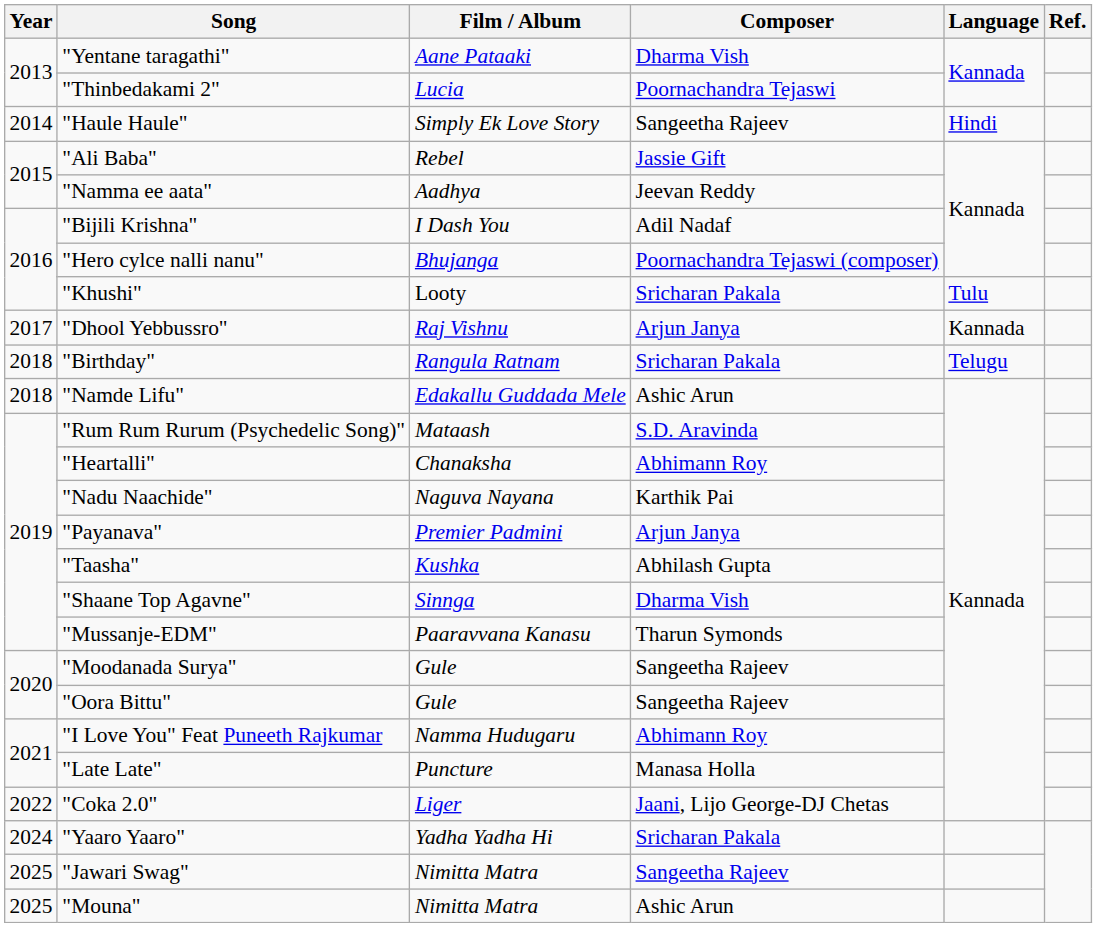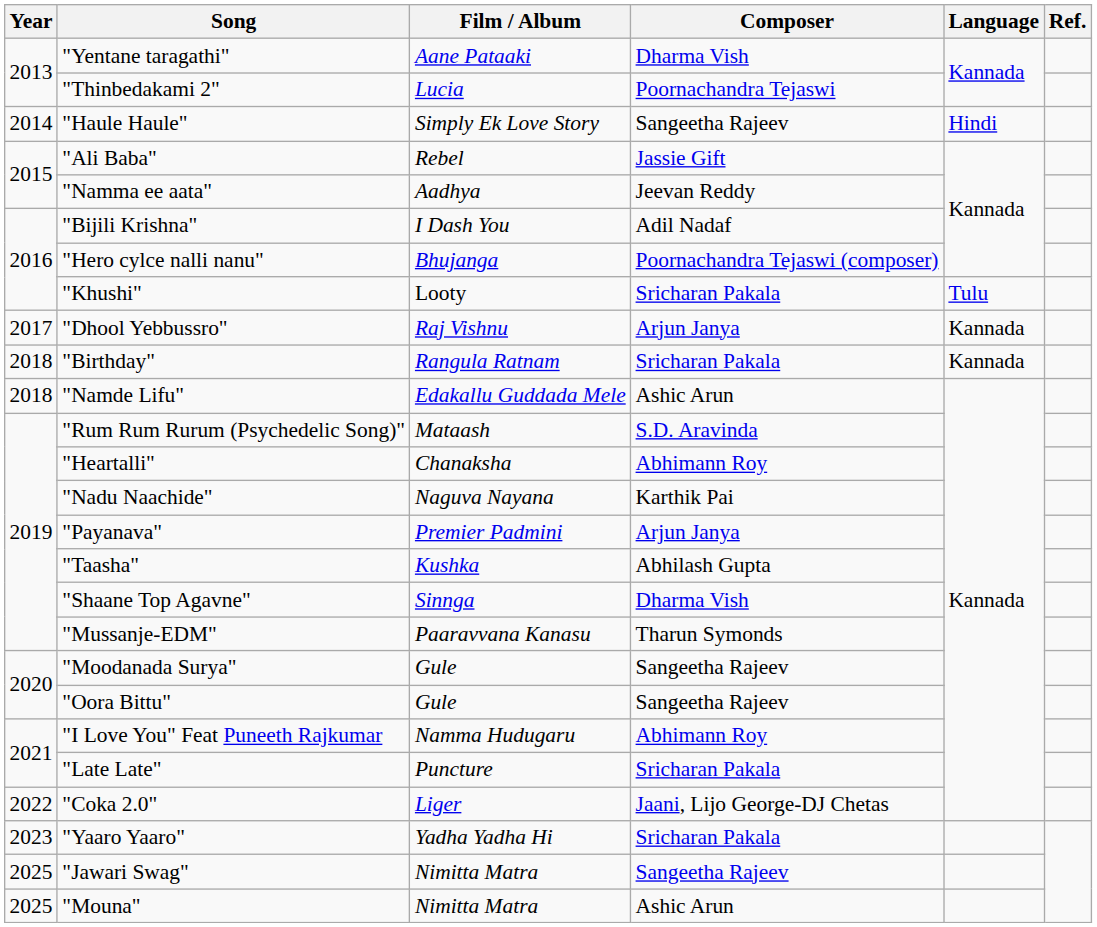(978, 361) Telugu -> (986, 361) Kannada
(695, 769) Manasa Holla -> (708, 769) Sricharan Pakala
(31, 837) 2024 -> (31, 837) 2023
